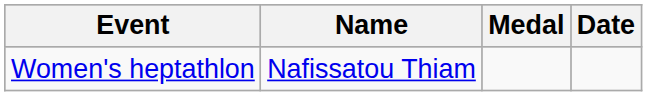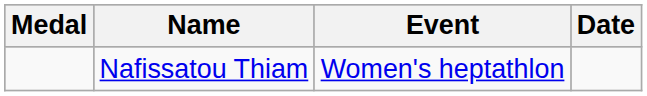columns swapped: (526, 25) <-> (133, 25)
